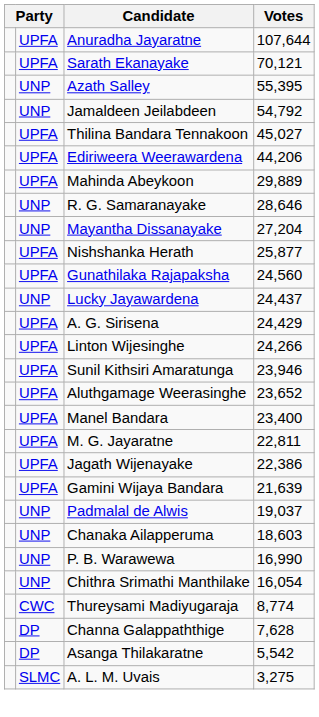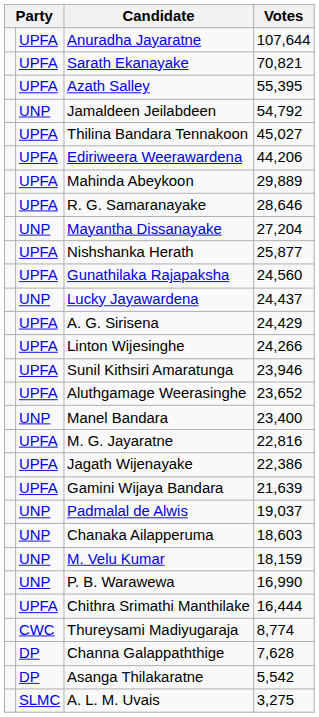(279, 63) 70,121 -> (279, 63) 70,821
(35, 87) UNP -> (38, 87) UPFA
(35, 205) UNP -> (38, 205) UPFA
(38, 417) UPFA -> (35, 417) UNP
(279, 441) 22,811 -> (279, 441) 22,816
+ row: (116, 559)
(35, 582) UNP -> (38, 606) UPFA
(279, 582) 16,054 -> (279, 606) 16,444
